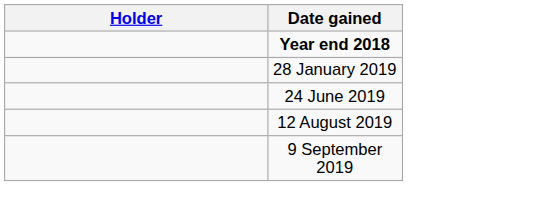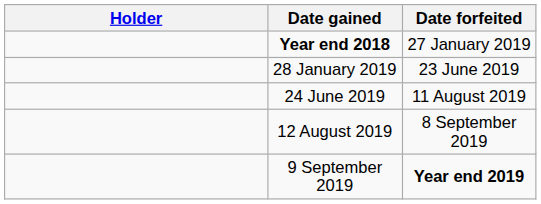+ column: (469, 18)
